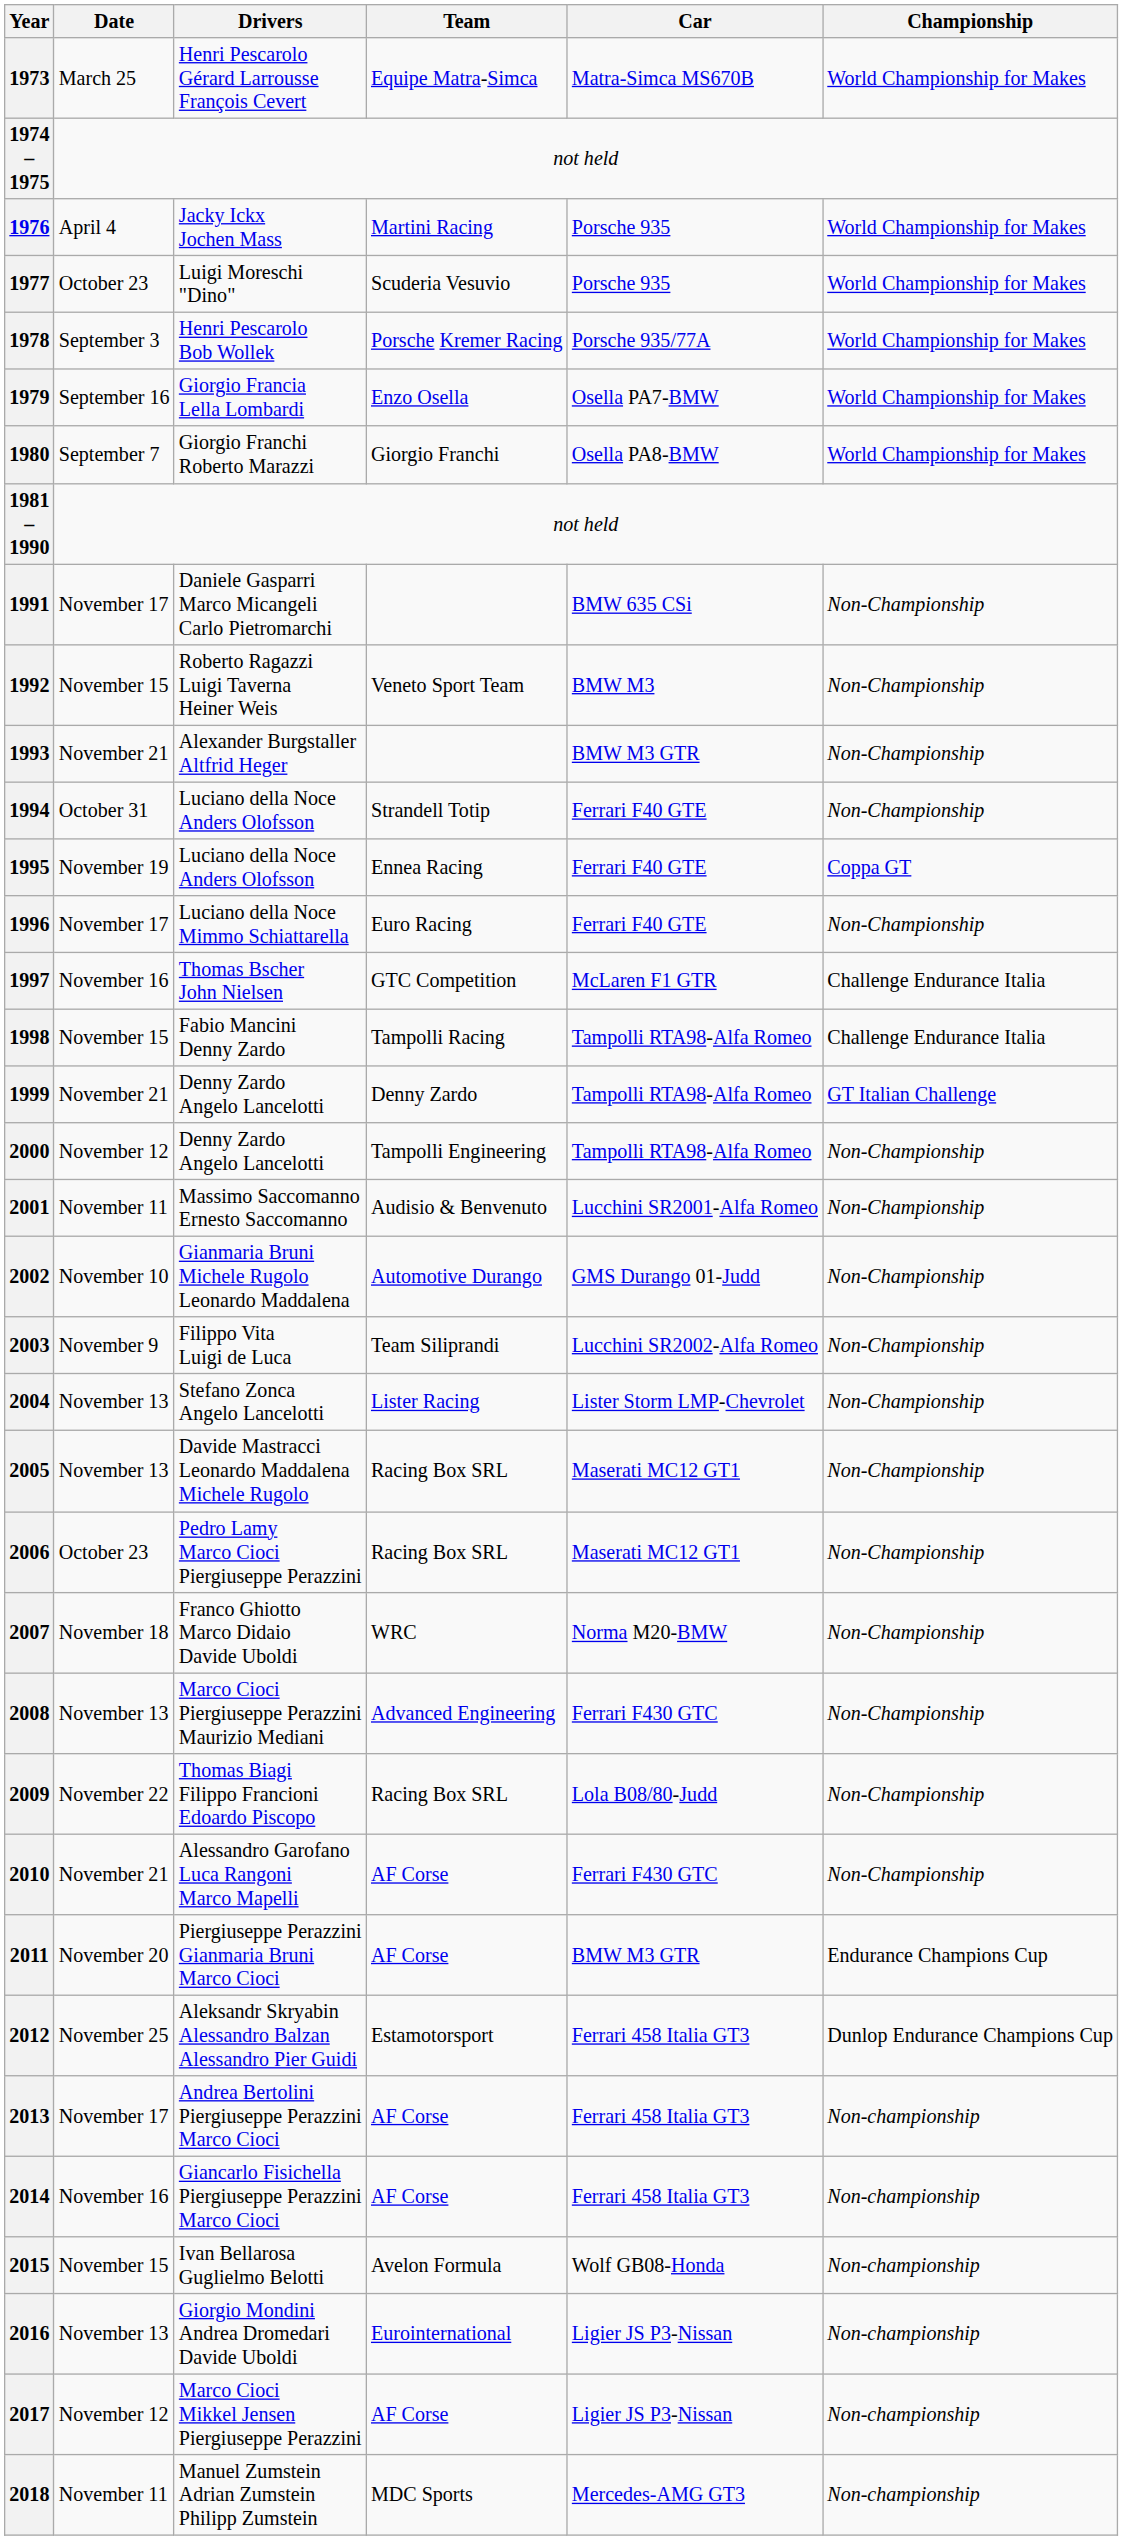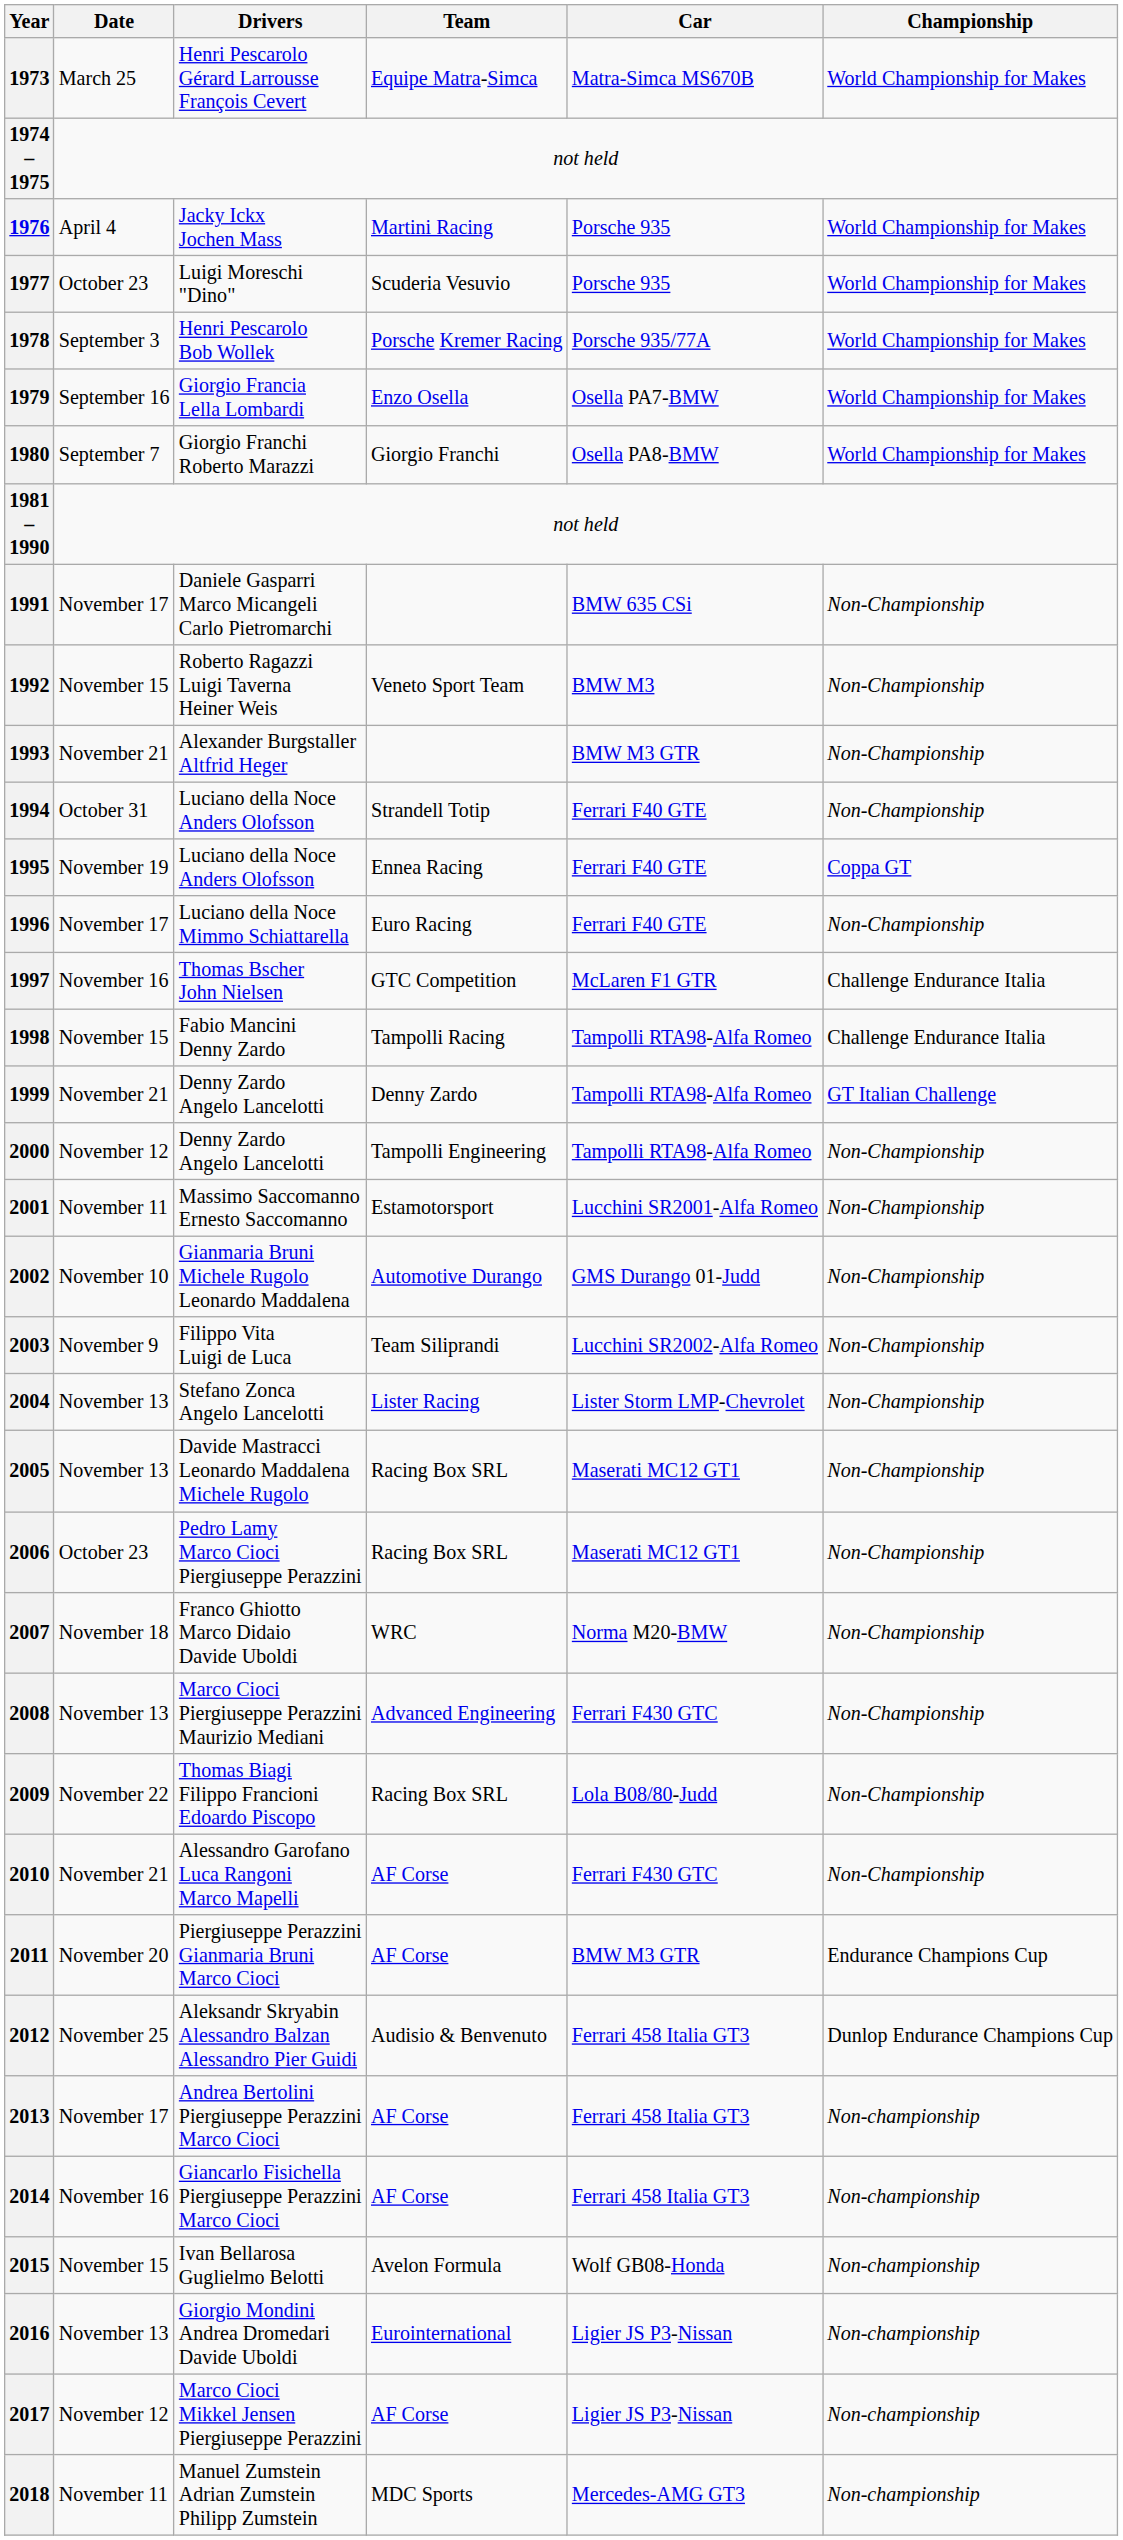(459, 1208) Audisio & Benvenuto -> (432, 1208) Estamotorsport
(432, 2035) Estamotorsport -> (459, 2035) Audisio & Benvenuto
